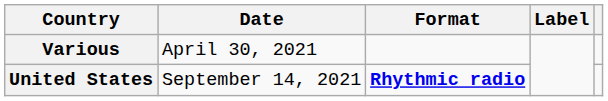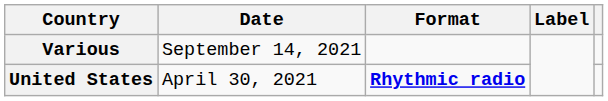(239, 50) April 30, 2021 -> (262, 50) September 14, 2021
(262, 80) September 14, 2021 -> (239, 80) April 30, 2021
